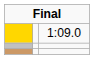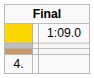+ row: (19, 63)
